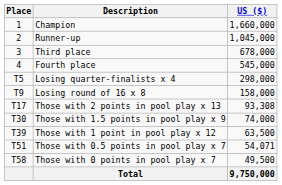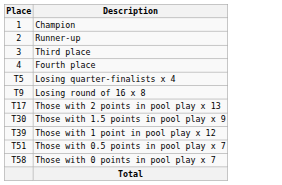- column: (252, 11)
